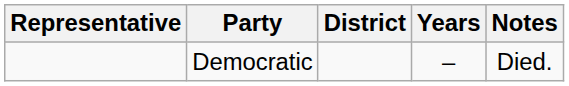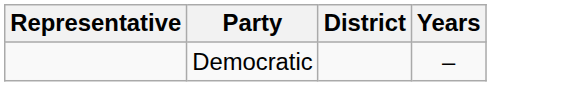- column: (525, 23)
